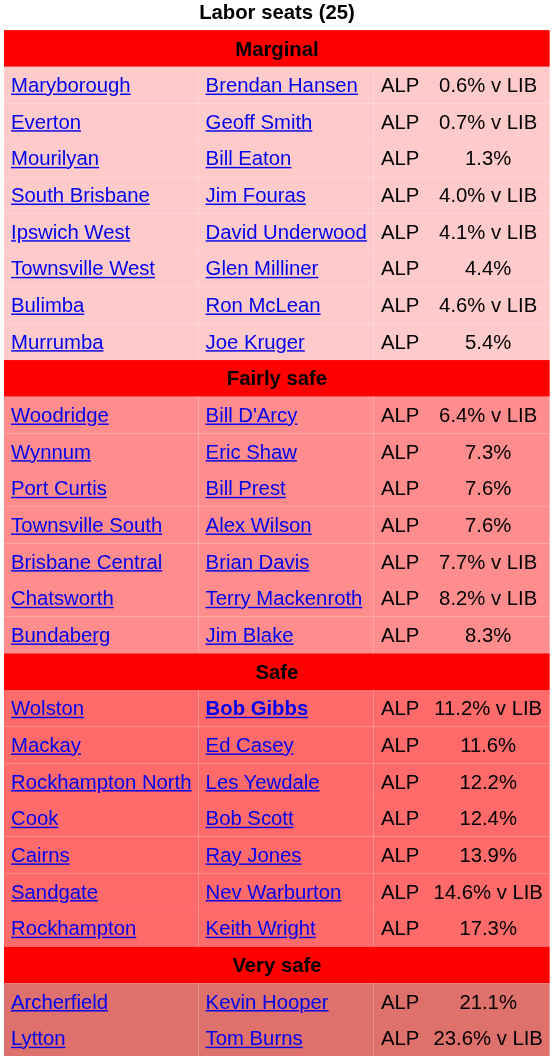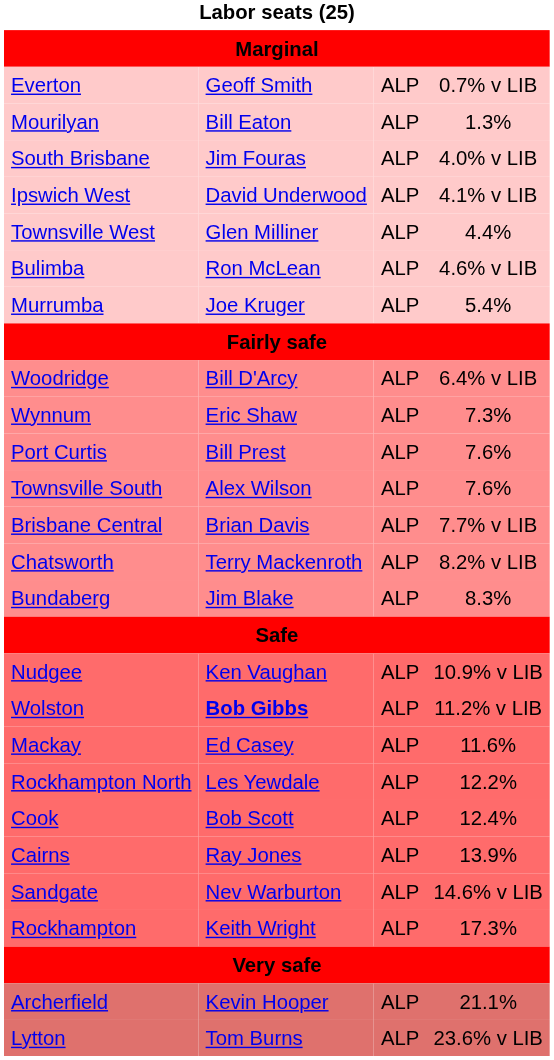- row: (71, 85)
+ row: (47, 671)
